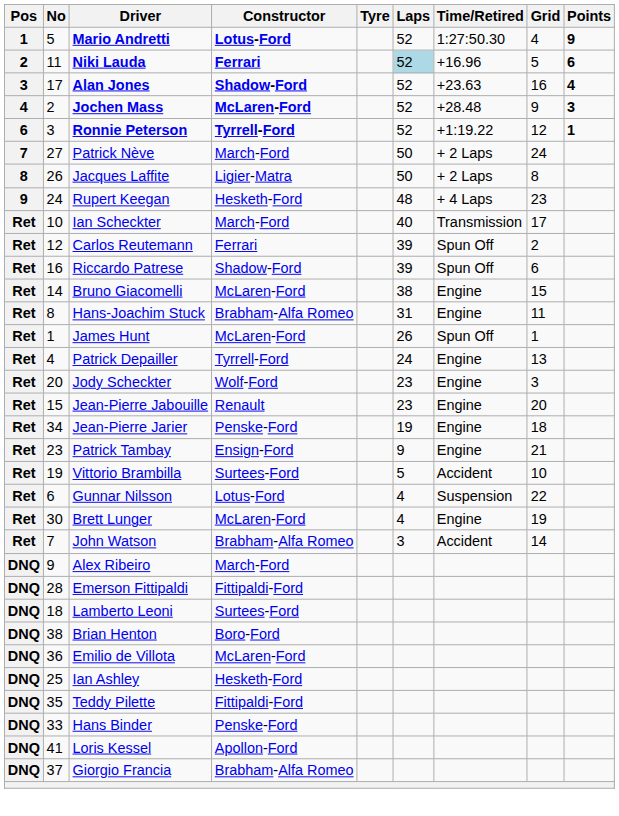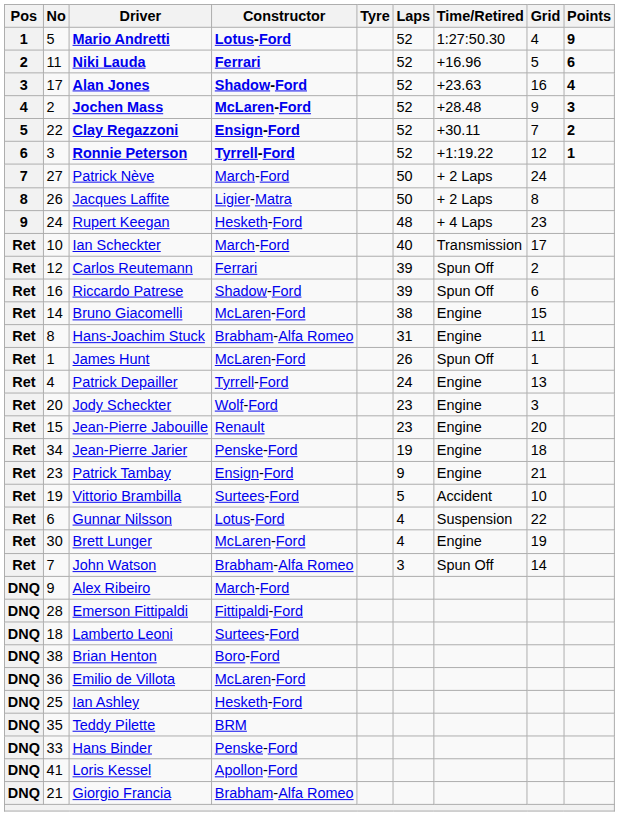(404, 62) lightblue background -> (404, 62) no background
+ row: (125, 130)
(464, 542) Accident -> (465, 565) Spun Off
(259, 702) Fittipaldi-Ford -> (231, 725) BRM
(55, 770) 37 -> (55, 793) 21
